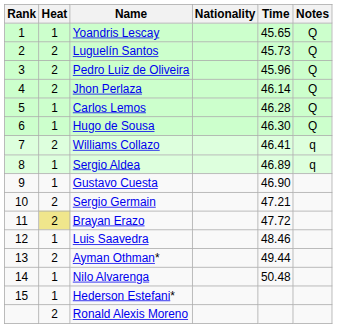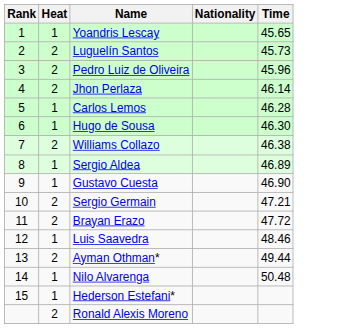- column: (313, 14)
(276, 145) 46.41 -> (276, 145) 46.38
(54, 220) khaki background -> (54, 220) no background
